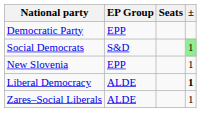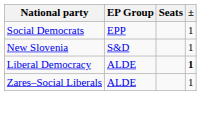- row: (45, 30)
(118, 47) S&D -> (116, 30) EPP
(191, 47) lightgreen background -> (191, 30) no background
(116, 64) EPP -> (118, 47) S&D
